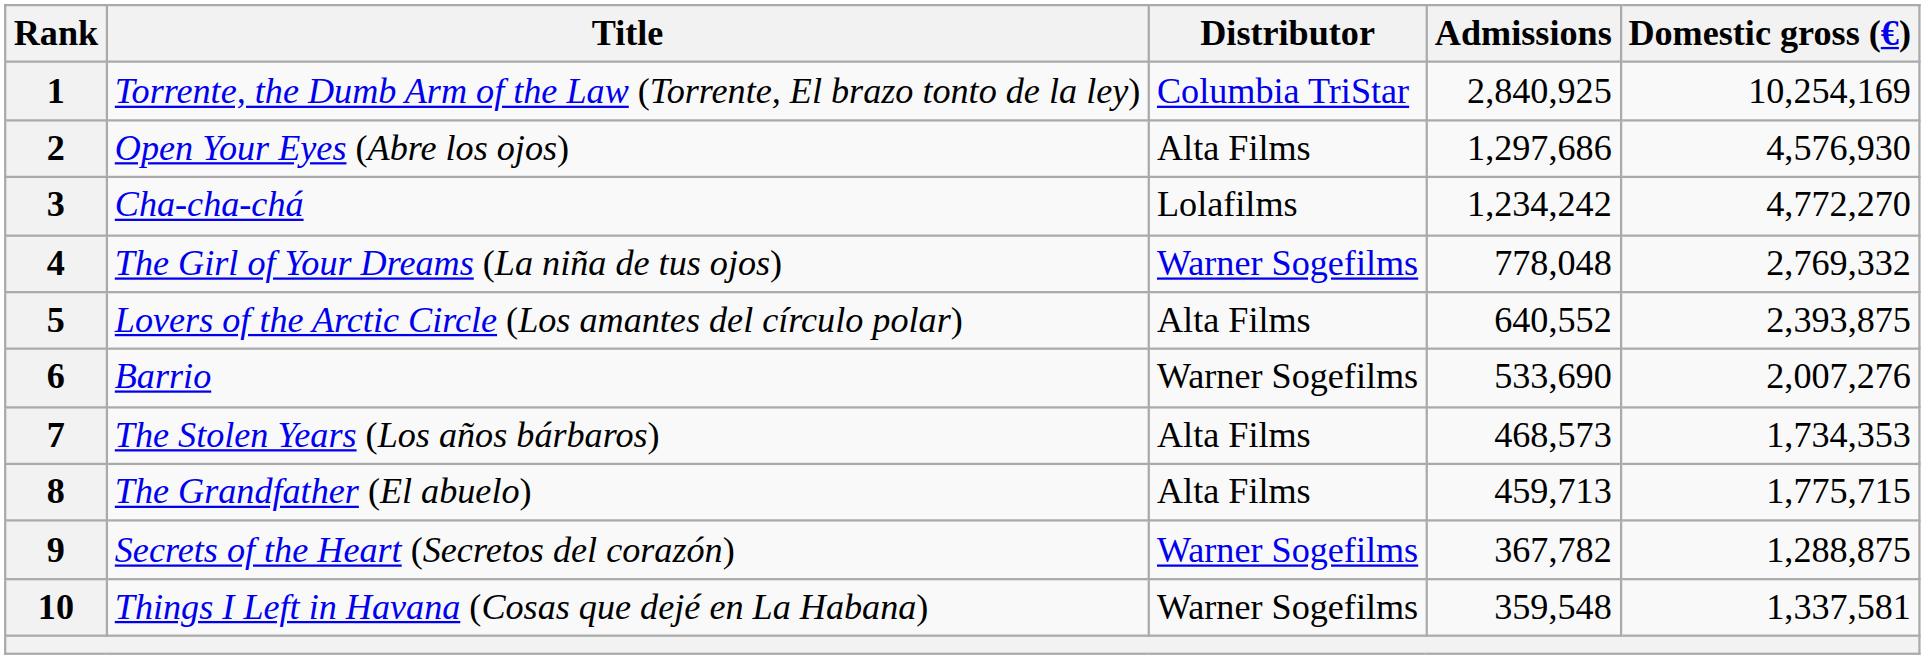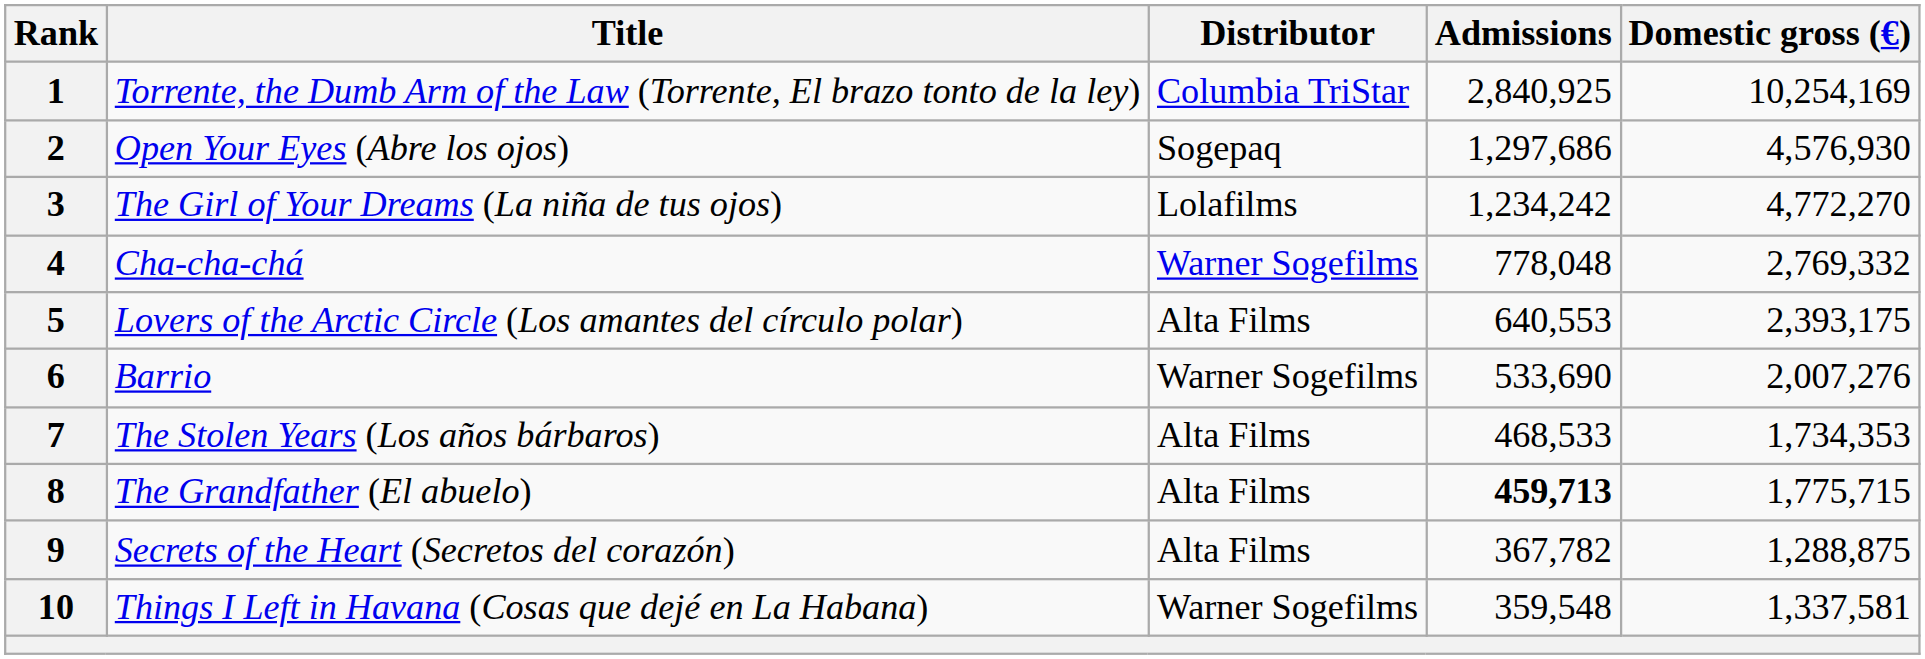(1234, 147) Alta Films -> (1219, 147) Sogepaq
(209, 205) Cha-cha-chá -> (448, 205) The Girl of Your Dreams (La niña de tus ojos)
(448, 262) The Girl of Your Dreams (La niña de tus ojos) -> (209, 262) Cha-cha-chá
(1553, 319) 640,552 -> (1553, 319) 640,553
(1839, 319) 2,393,875 -> (1839, 319) 2,393,175
(1553, 434) 468,573 -> (1553, 434) 468,533
(1553, 491) normal -> (1553, 491) bold
(1288, 549) Warner Sogefilms -> (1234, 549) Alta Films
